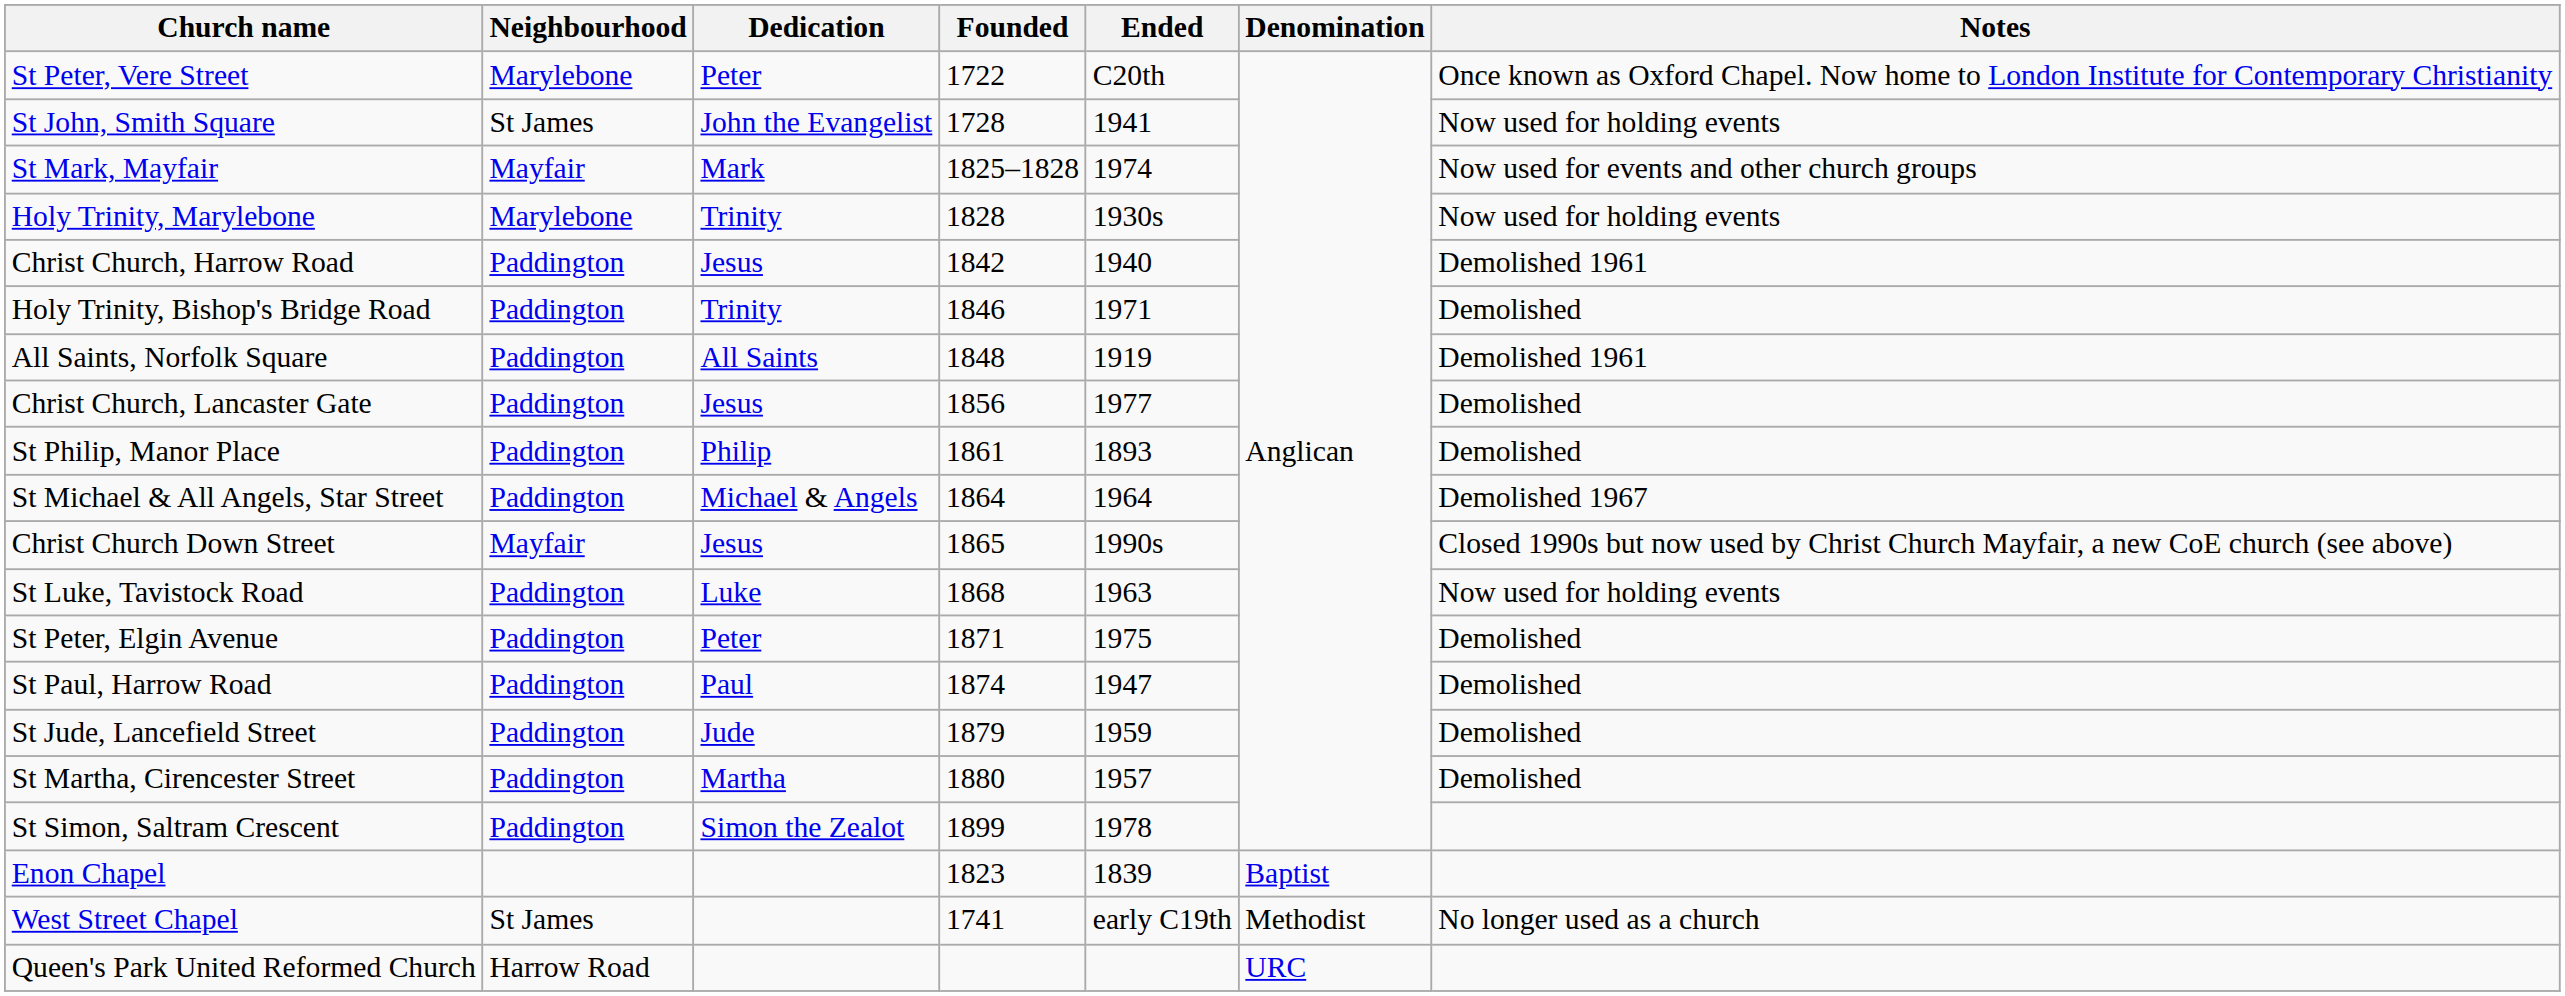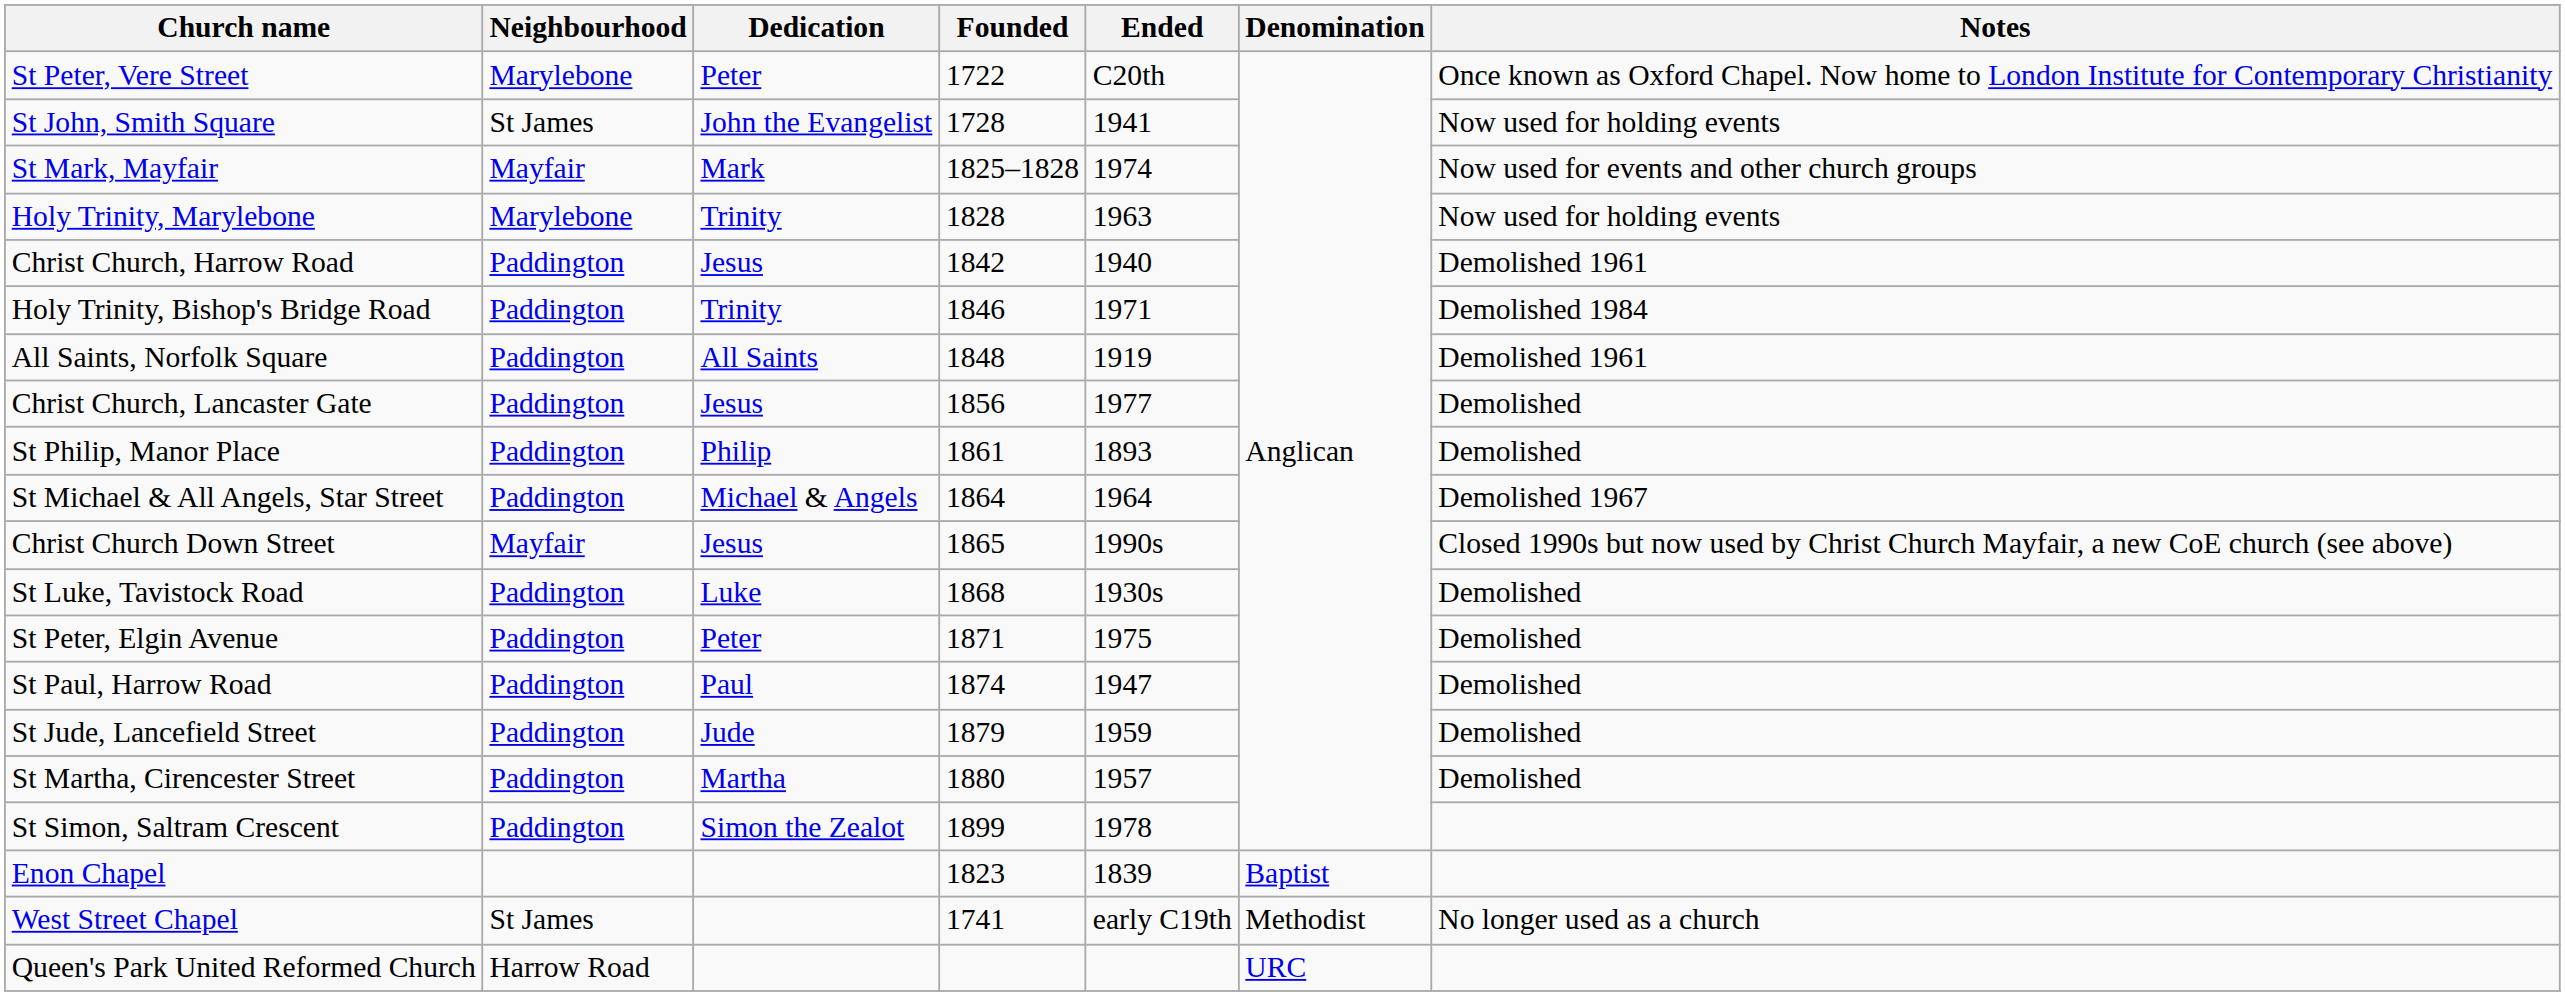(1128, 215) 1930s -> (1122, 215) 1963
(1510, 309) Demolished -> (1543, 309) Demolished 1984
(1122, 591) 1963 -> (1128, 591) 1930s
(1609, 591) Now used for holding events -> (1510, 591) Demolished
